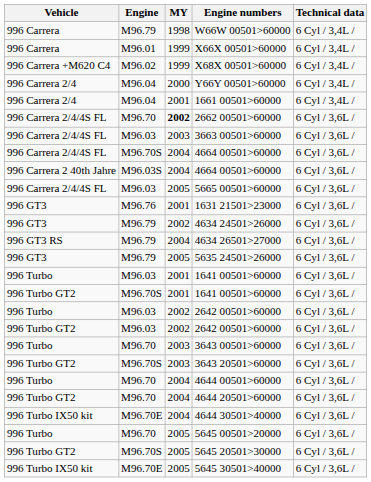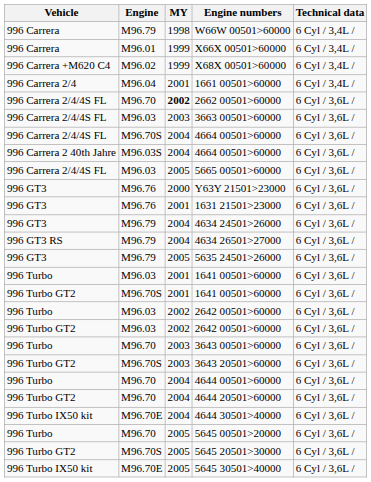- row: (42, 83)
+ row: (27, 188)
(179, 223) 2002 -> (179, 223) 2004
